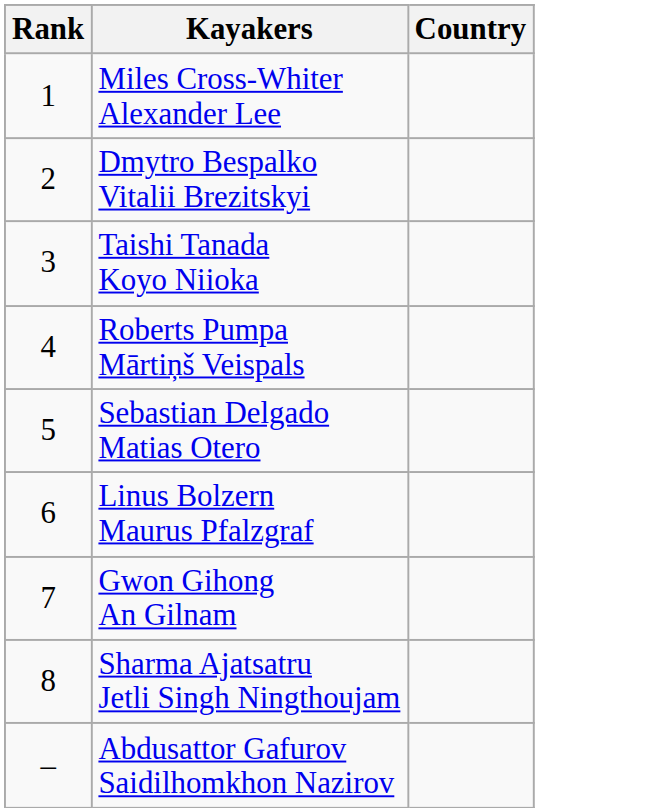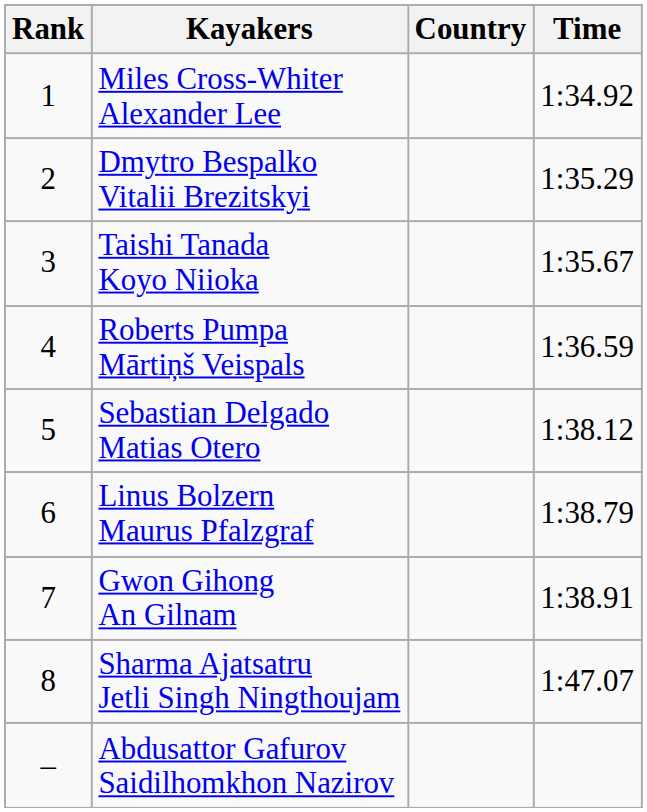+ column: (587, 28)
